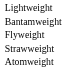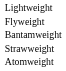rows swapped: (33, 21) <-> (25, 35)
